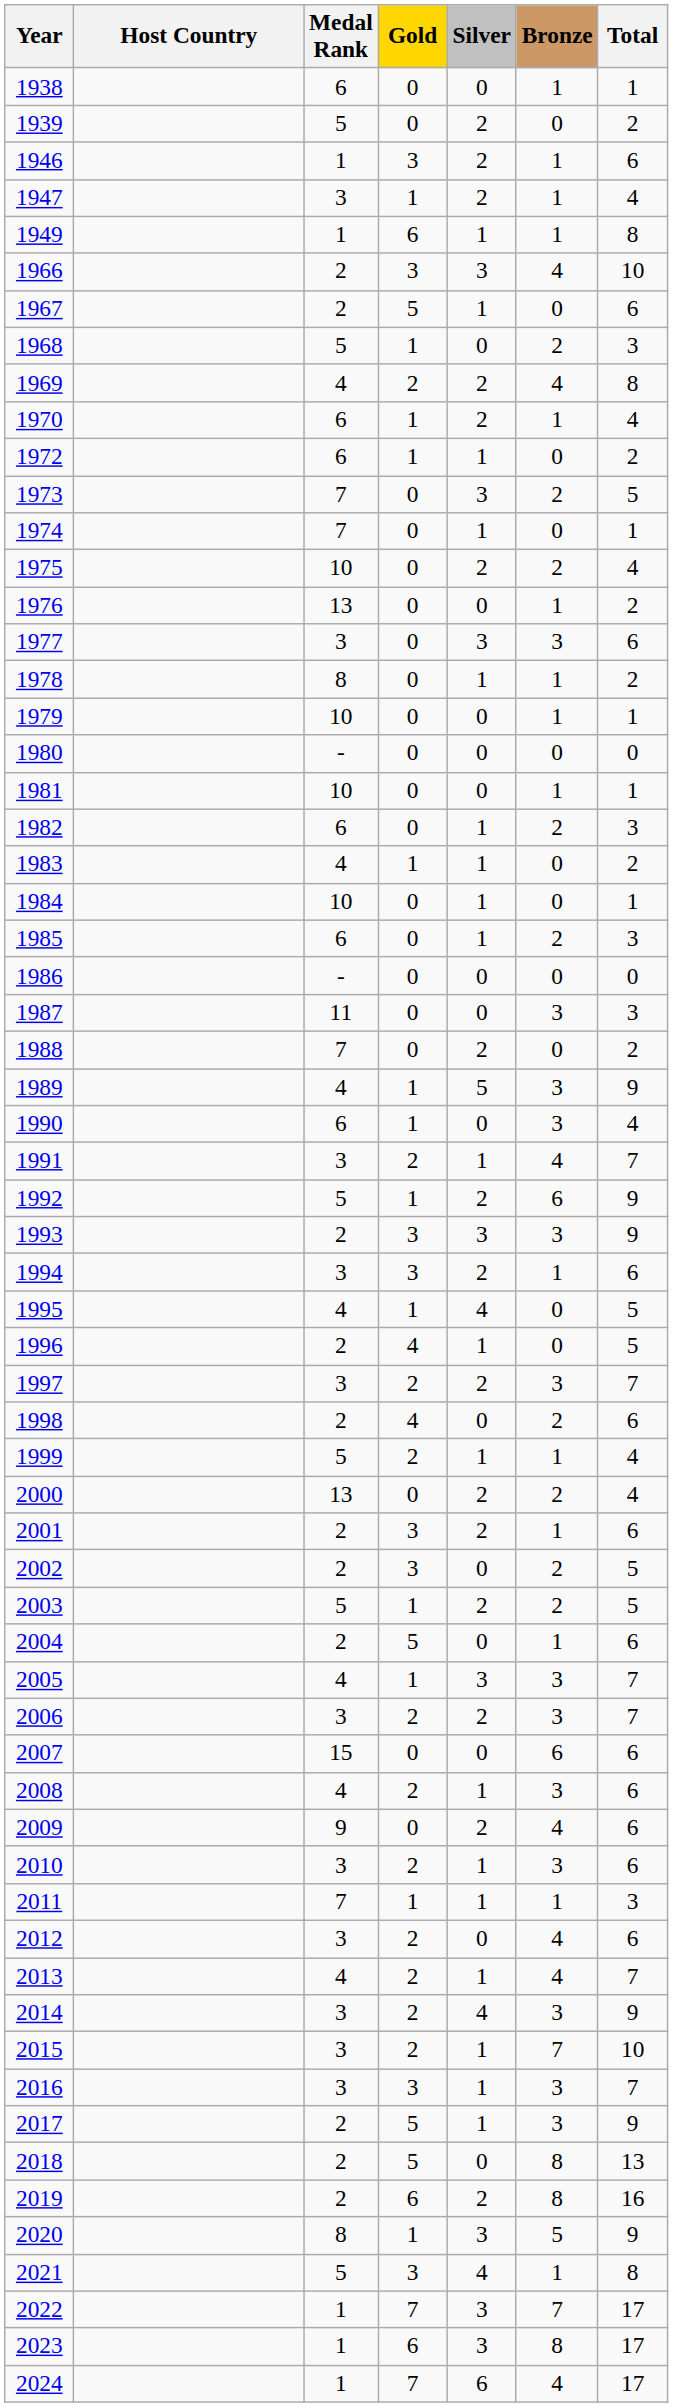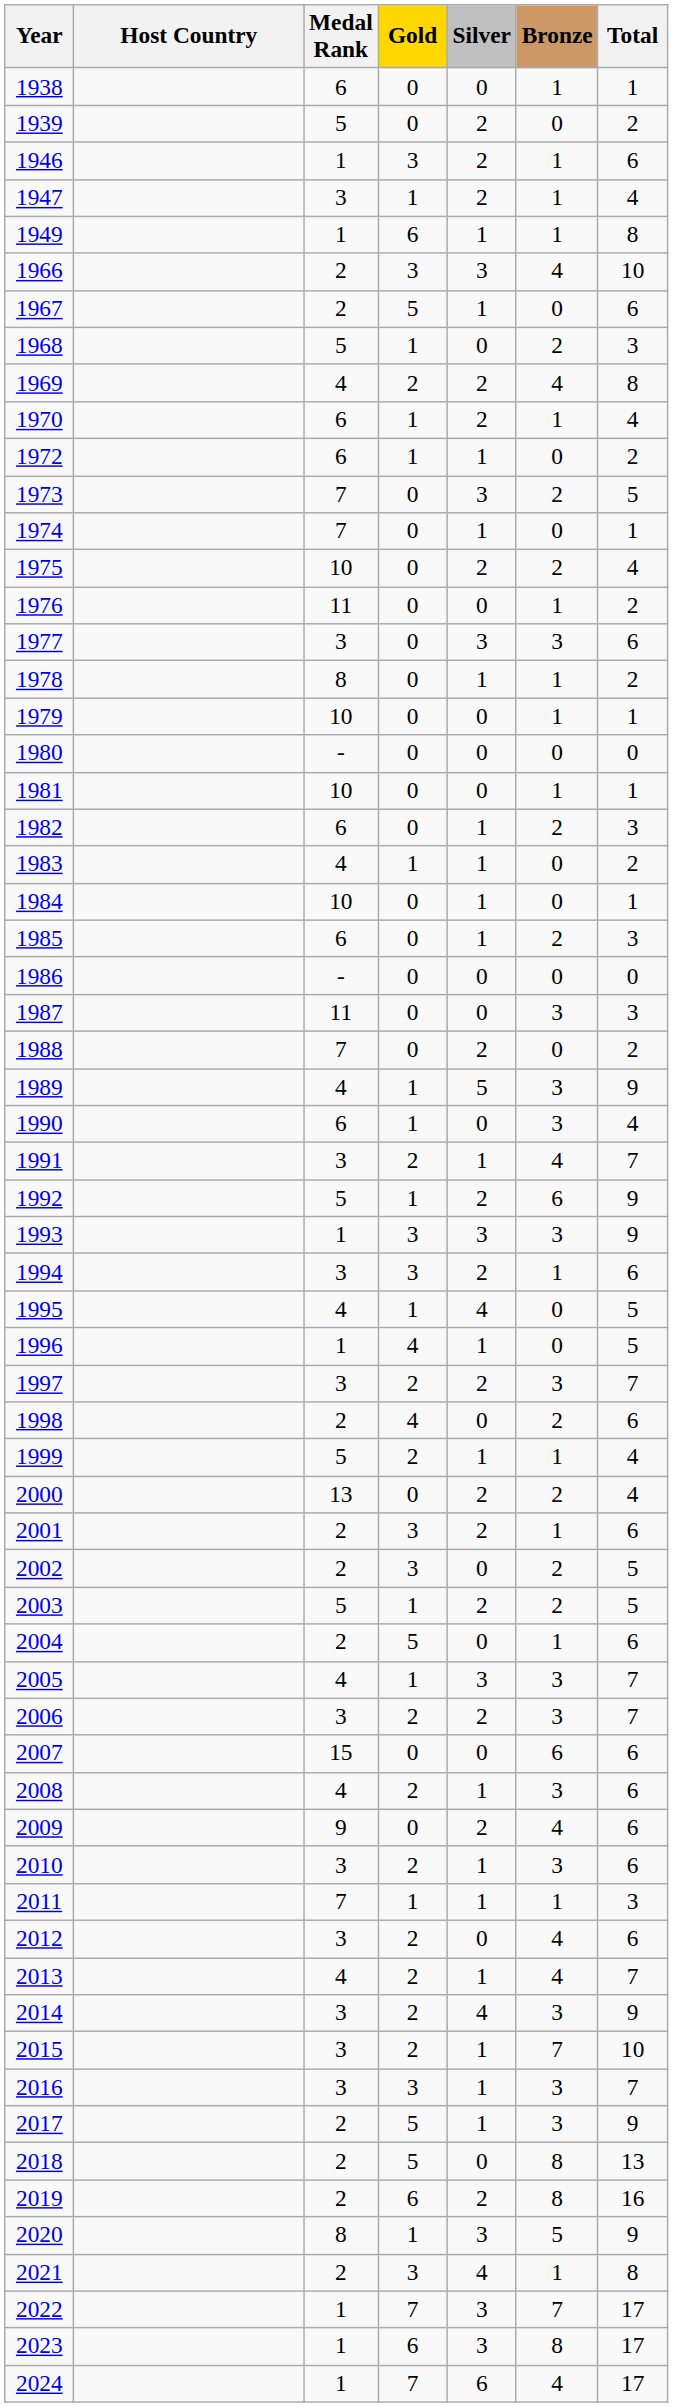(341, 605) 13 -> (341, 605) 11
(341, 1234) 2 -> (341, 1234) 1
(341, 1345) 2 -> (341, 1345) 1
(341, 2272) 5 -> (341, 2272) 2
